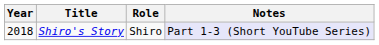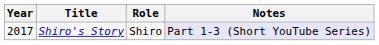(20, 31) 2018 -> (20, 31) 2017
